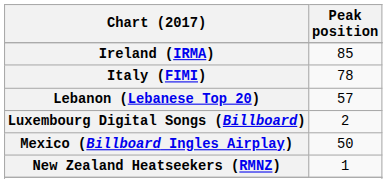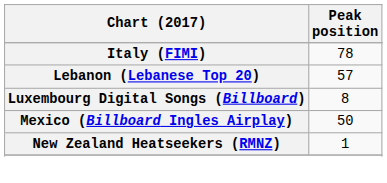- row: (157, 54)
(345, 121) 2 -> (345, 99) 8
